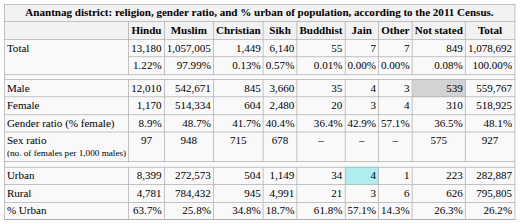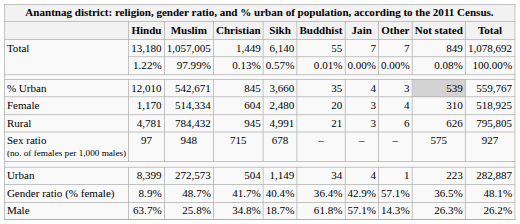(18, 88) Male -> (27, 88) % Urban
rows swapped: (150, 123) <-> (149, 193)
(373, 175) paleturquoise background -> (373, 175) no background
(27, 210) % Urban -> (18, 210) Male
